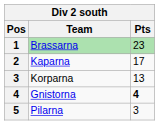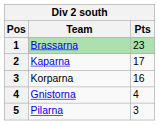(139, 78) 13 -> (139, 78) 16
(136, 95) bold -> (136, 95) normal
